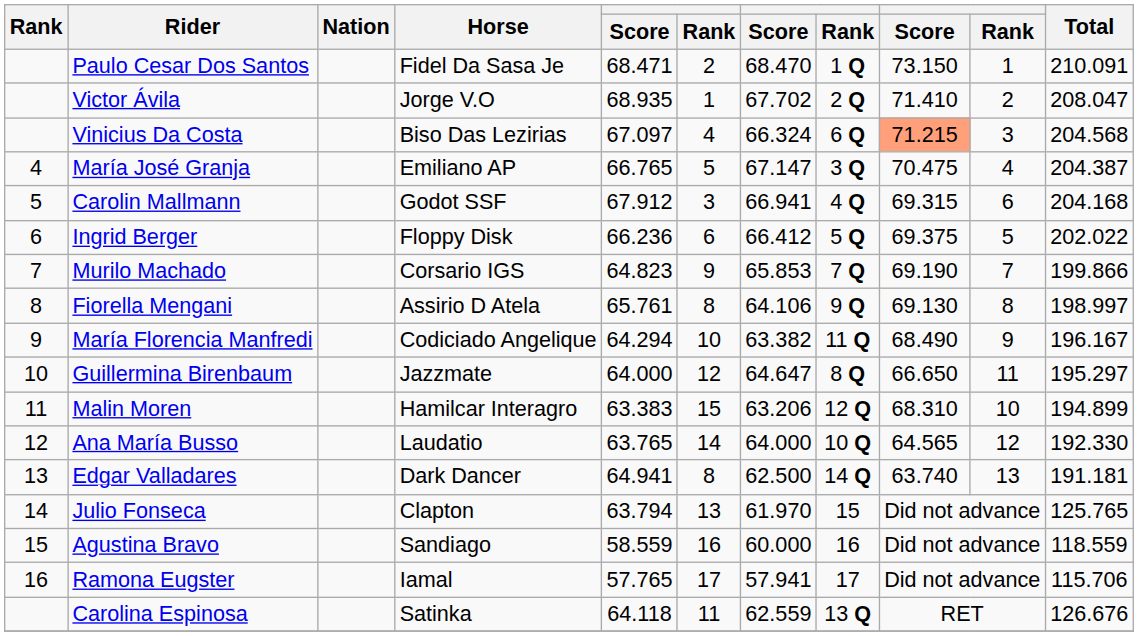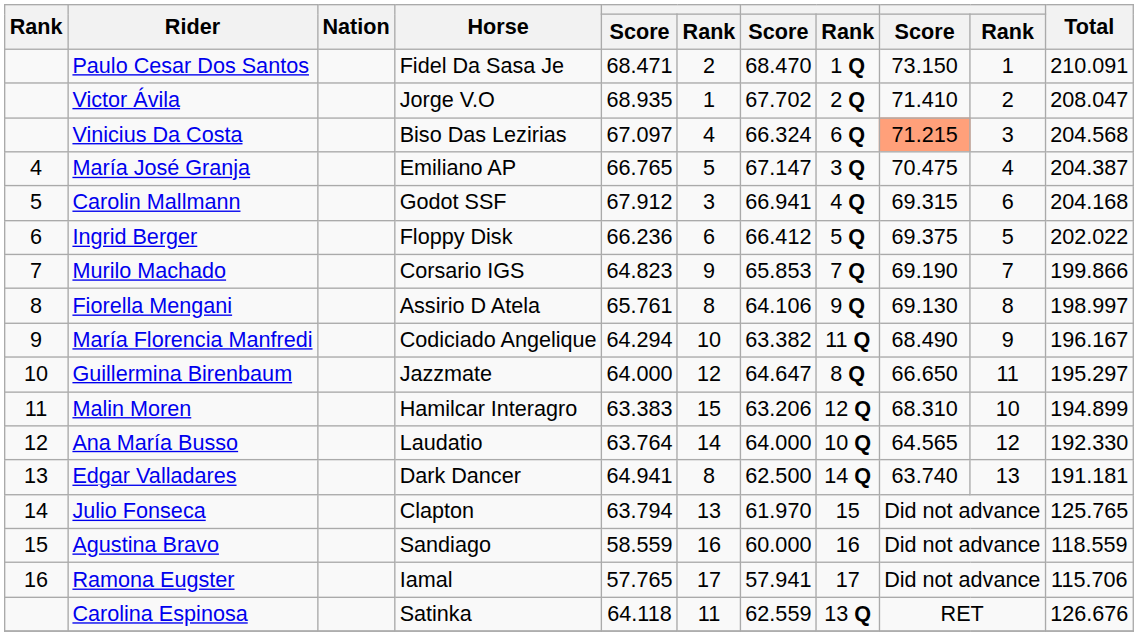(640, 442) 63.765 -> (640, 442) 63.764
